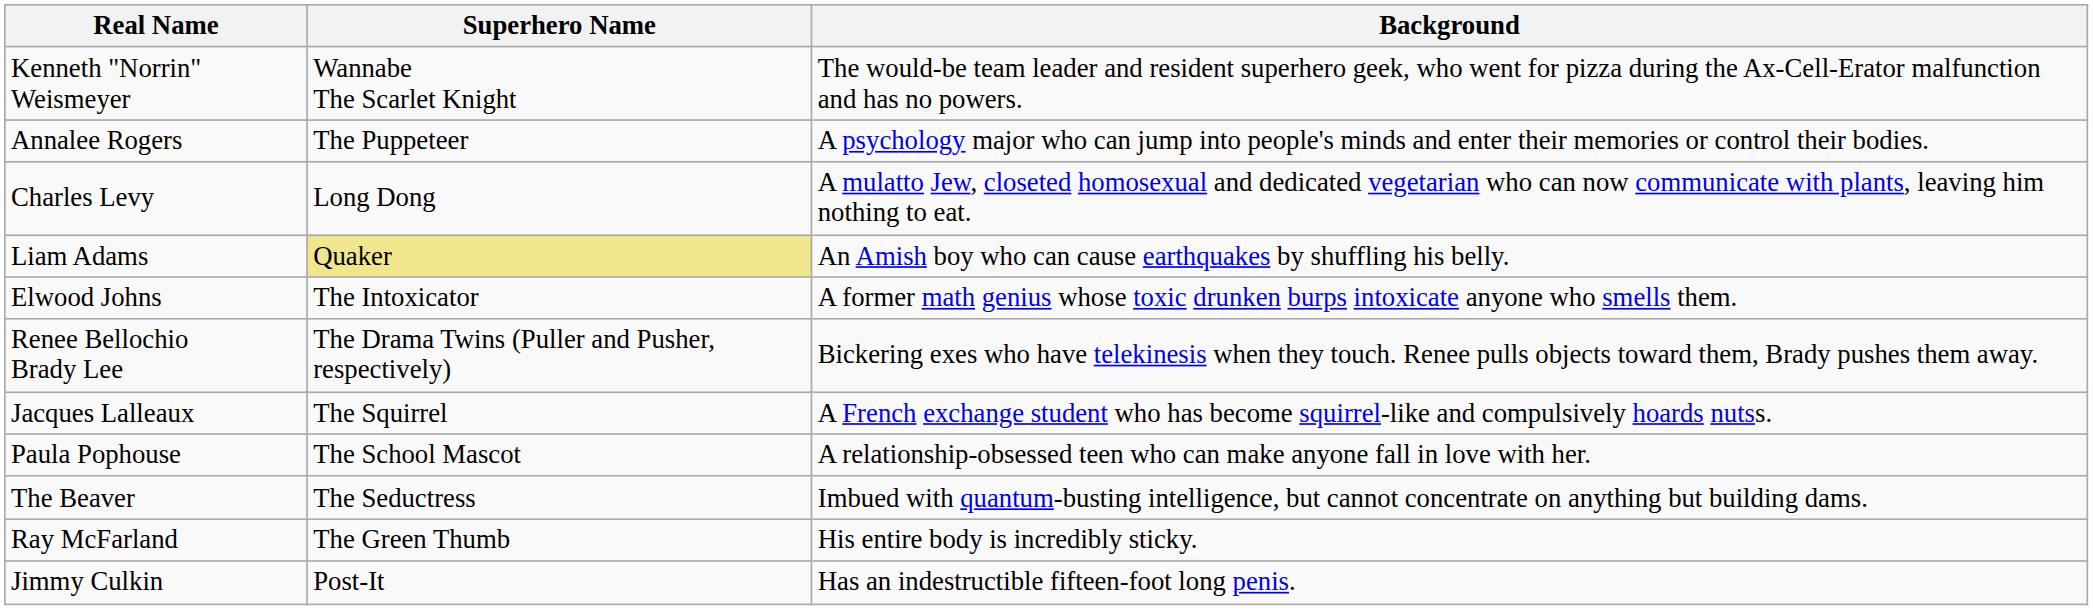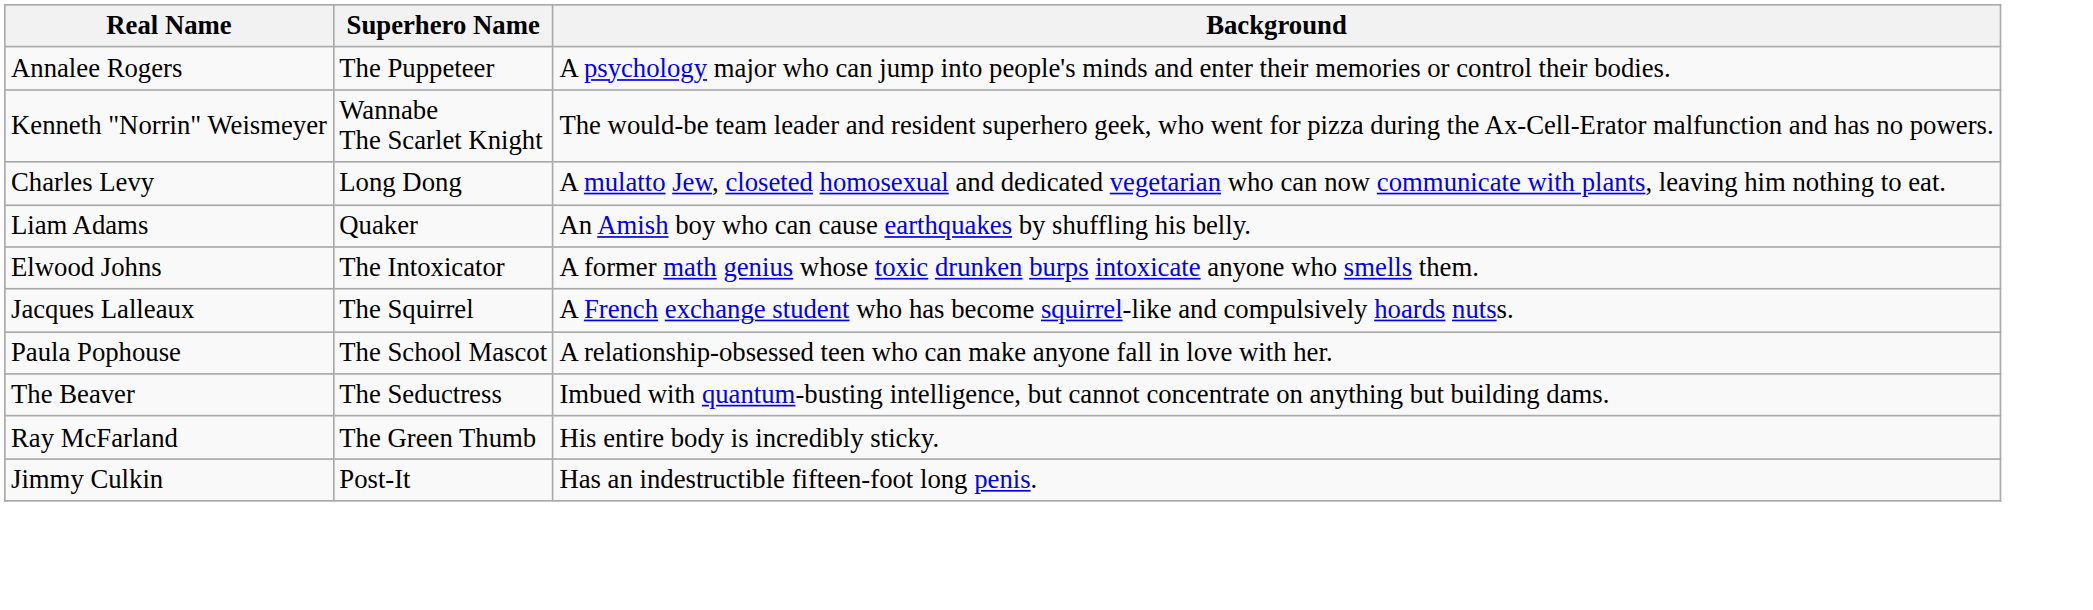rows swapped: (106, 83) <-> (97, 140)
(353, 255) khaki background -> (379, 225) no background
- row: (100, 355)
